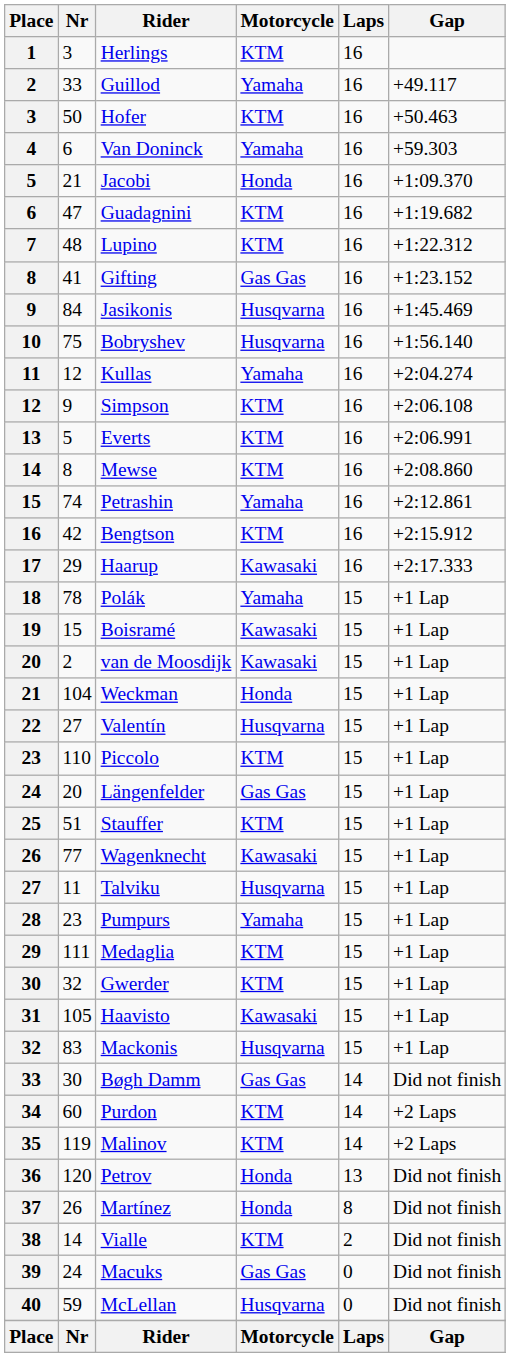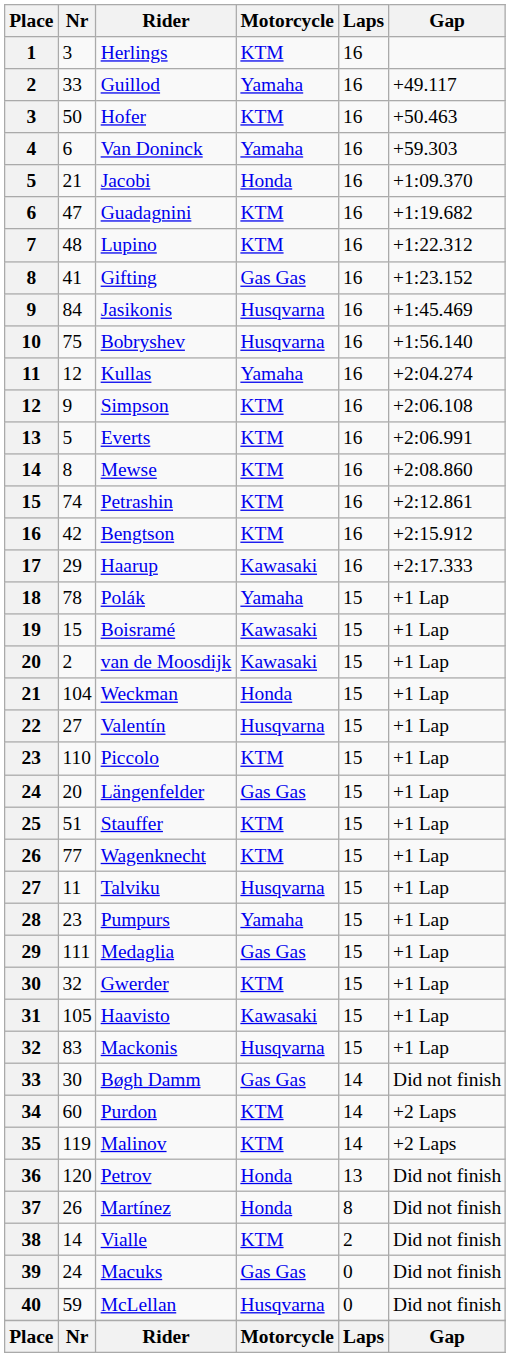(272, 501) Yamaha -> (262, 501) KTM
(279, 854) Kawasaki -> (262, 854) KTM
(262, 951) KTM -> (273, 951) Gas Gas
